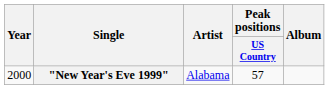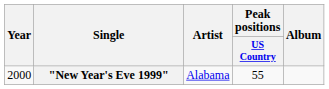(258, 75) 57 -> (258, 75) 55
